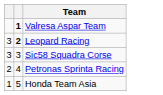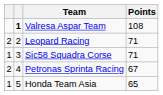+ column: (142, 12)
(9, 41) 3 -> (9, 41) 2
(18, 41) bold -> (18, 41) normal
(9, 55) 3 -> (9, 55) 1
